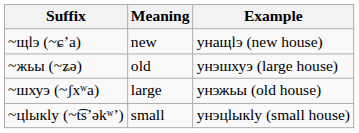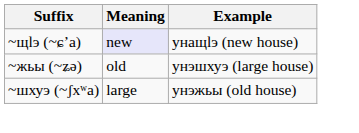(144, 41) no background -> (119, 41) lavender background
- row: (66, 115)
